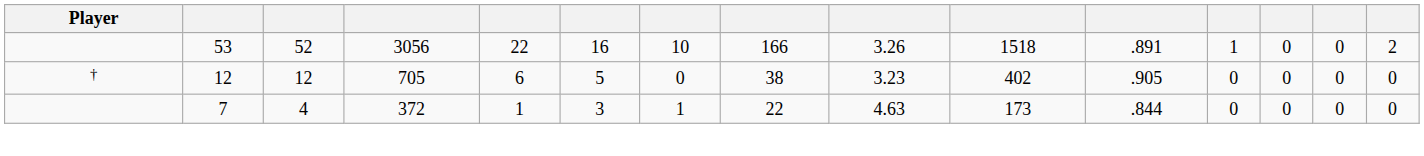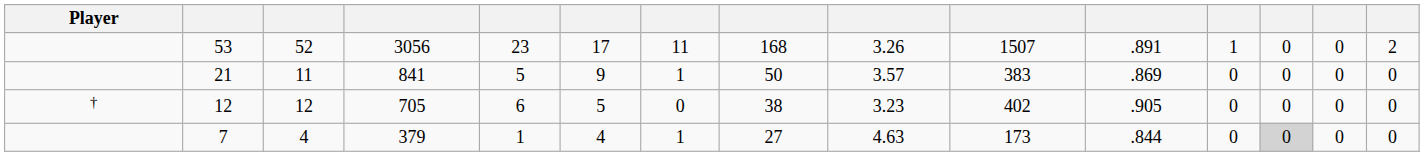(519, 47) 22 -> (520, 47) 23
(600, 47) 16 -> (601, 47) 17
(680, 47) 10 -> (680, 47) 11
(774, 47) 166 -> (774, 47) 168
(1018, 47) 1518 -> (1017, 47) 1507
+ row: (223, 75)
(411, 108) 372 -> (412, 137) 379
(600, 108) 3 -> (601, 137) 4
(774, 108) 22 -> (774, 137) 27
(1287, 108) no background -> (1287, 137) lightgrey background
